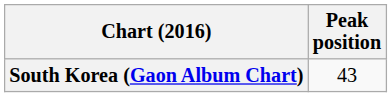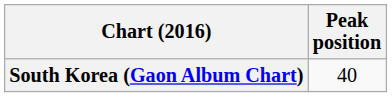(347, 75) 43 -> (347, 75) 40
